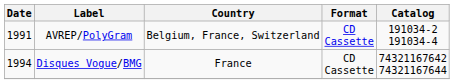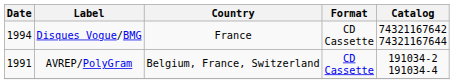rows swapped: (89, 35) <-> (89, 64)
